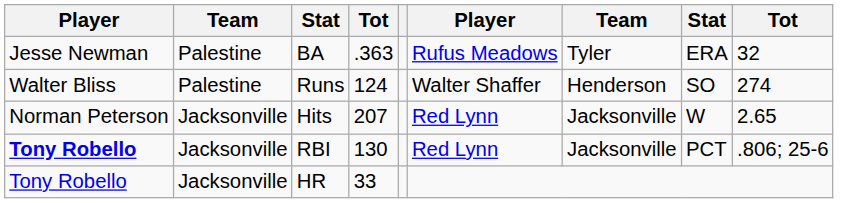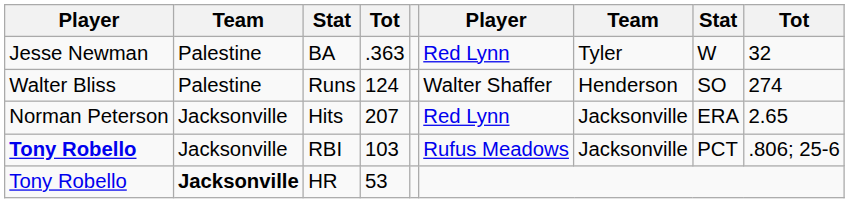(485, 52) Rufus Meadows -> (466, 52) Red Lynn
(707, 52) ERA -> (707, 52) W
(696, 117) W -> (718, 117) ERA
(371, 149) 130 -> (382, 149) 103
(455, 149) Red Lynn -> (496, 149) Rufus Meadows
(233, 181) normal -> (238, 181) bold
(365, 181) 33 -> (376, 181) 53
